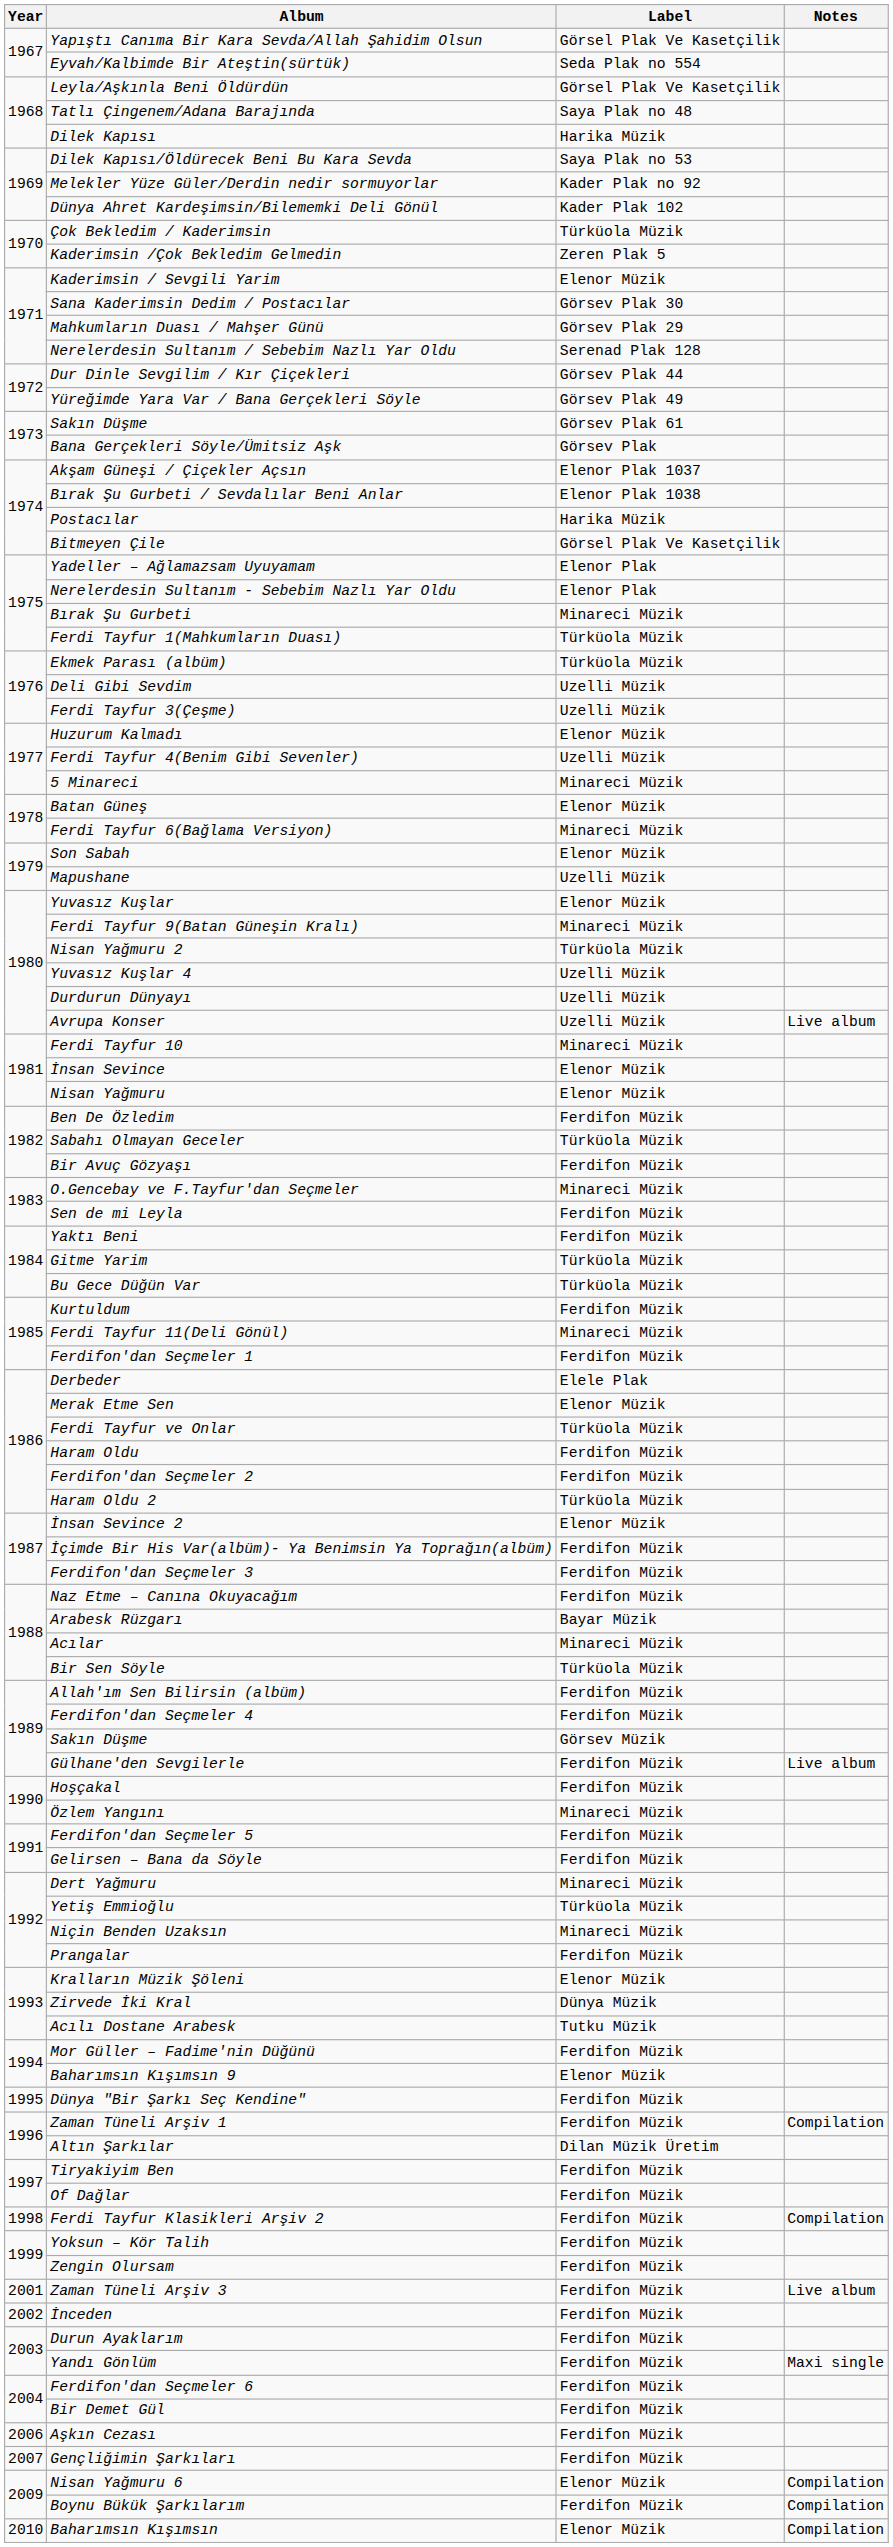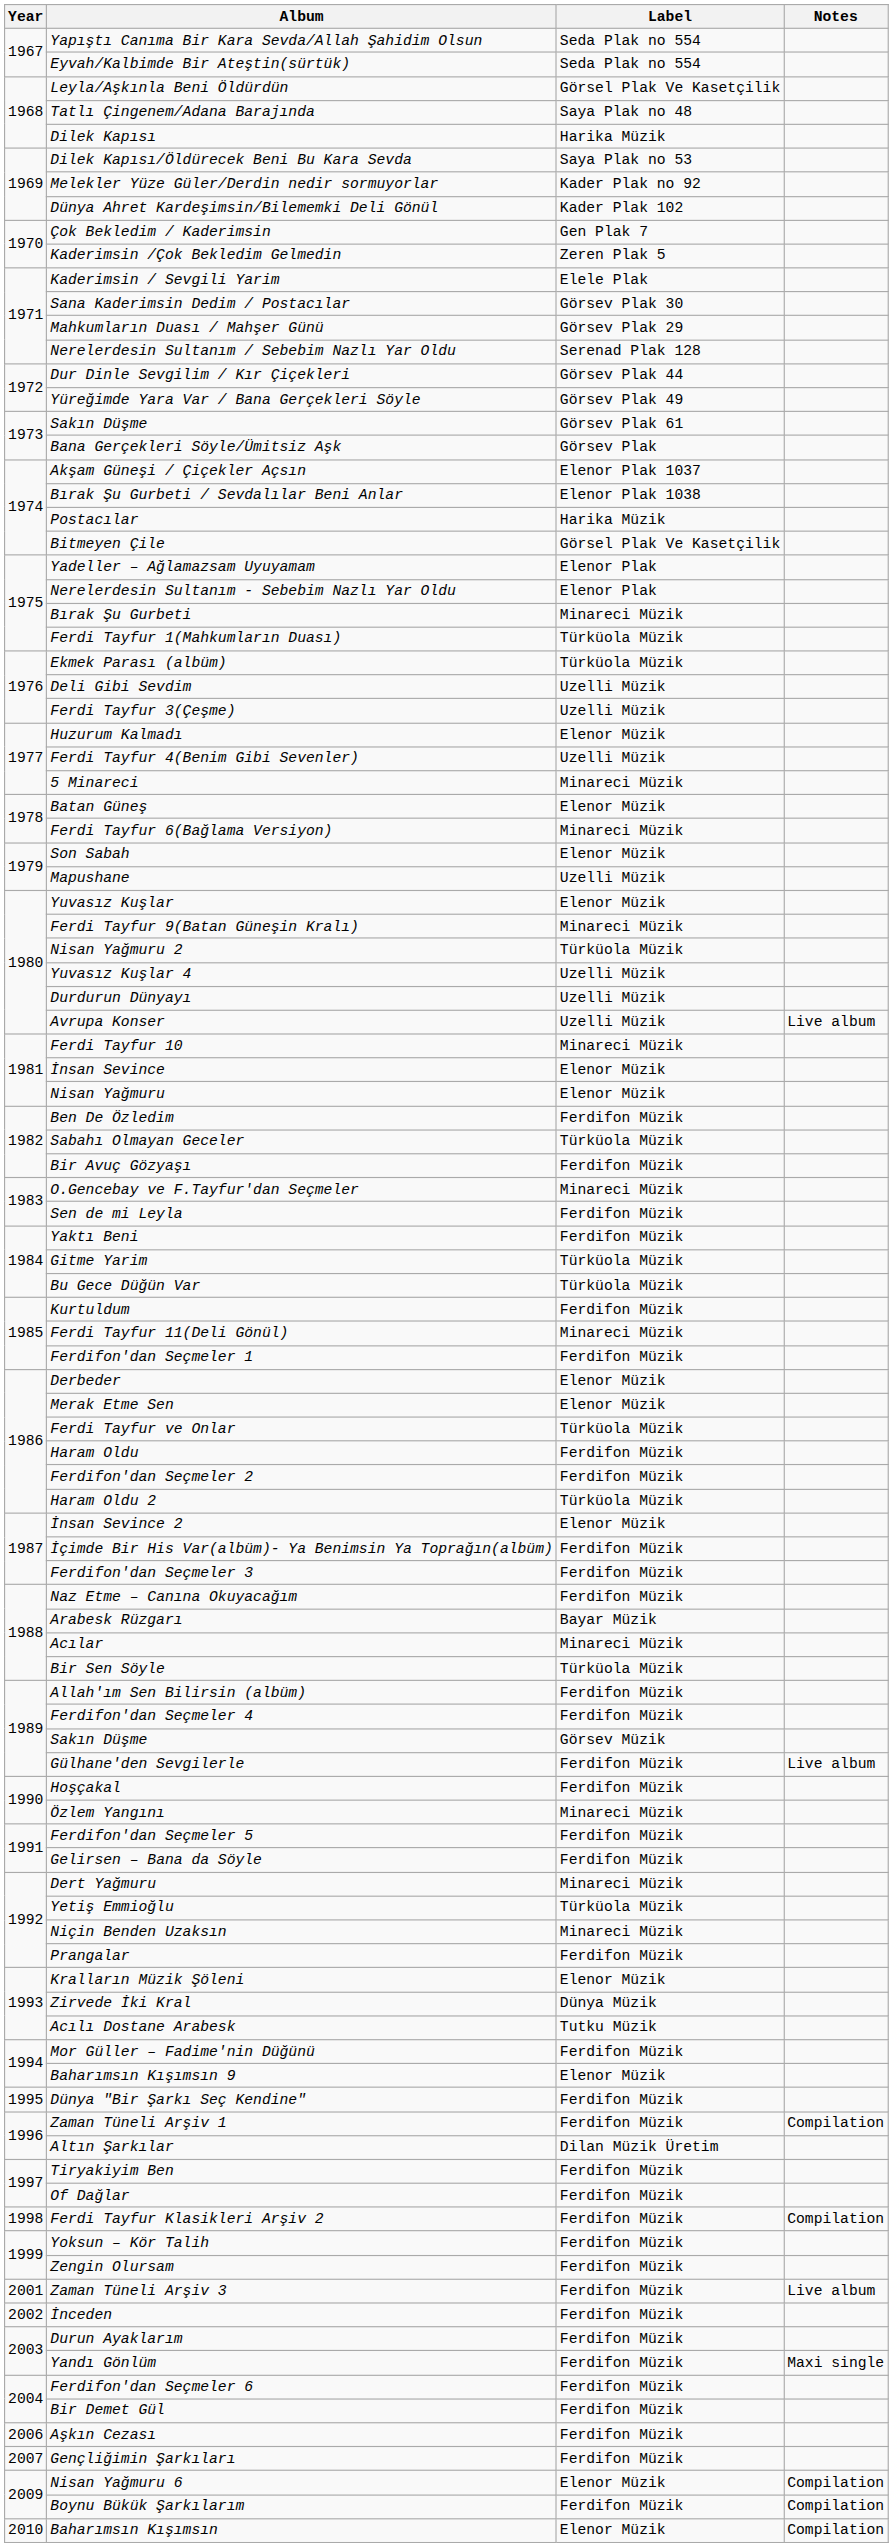(670, 40) Görsel Plak Ve Kasetçilik -> (630, 40) Seda Plak no 554
(622, 232) Türküola Müzik -> (604, 232) Gen Plak 7
(613, 280) Elenor Müzik -> (604, 280) Elele Plak
(604, 1381) Elele Plak -> (613, 1381) Elenor Müzik
